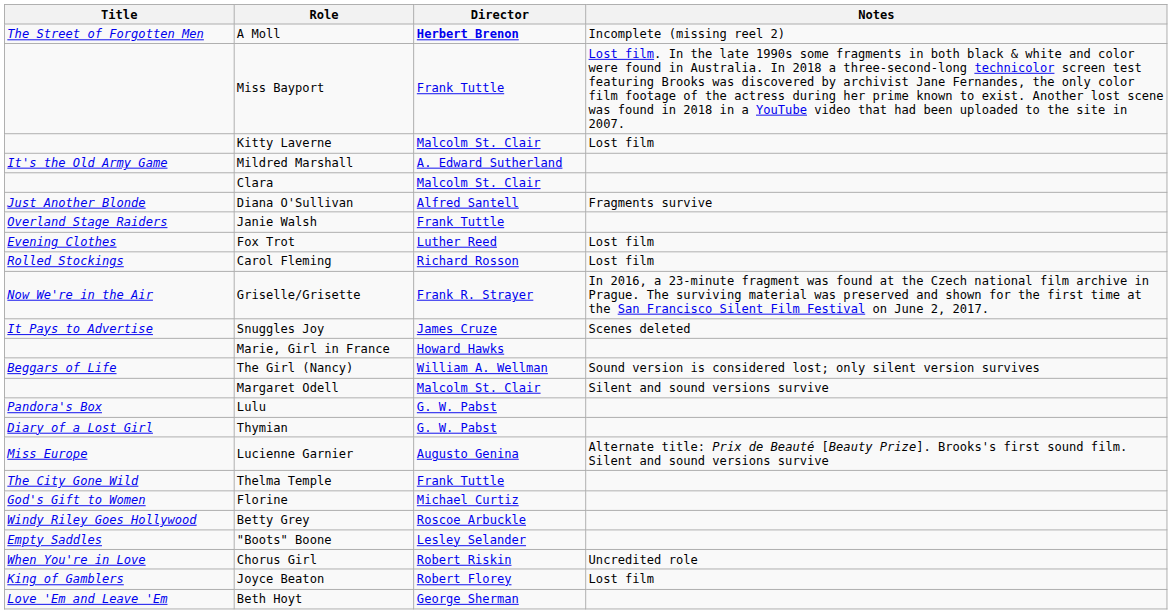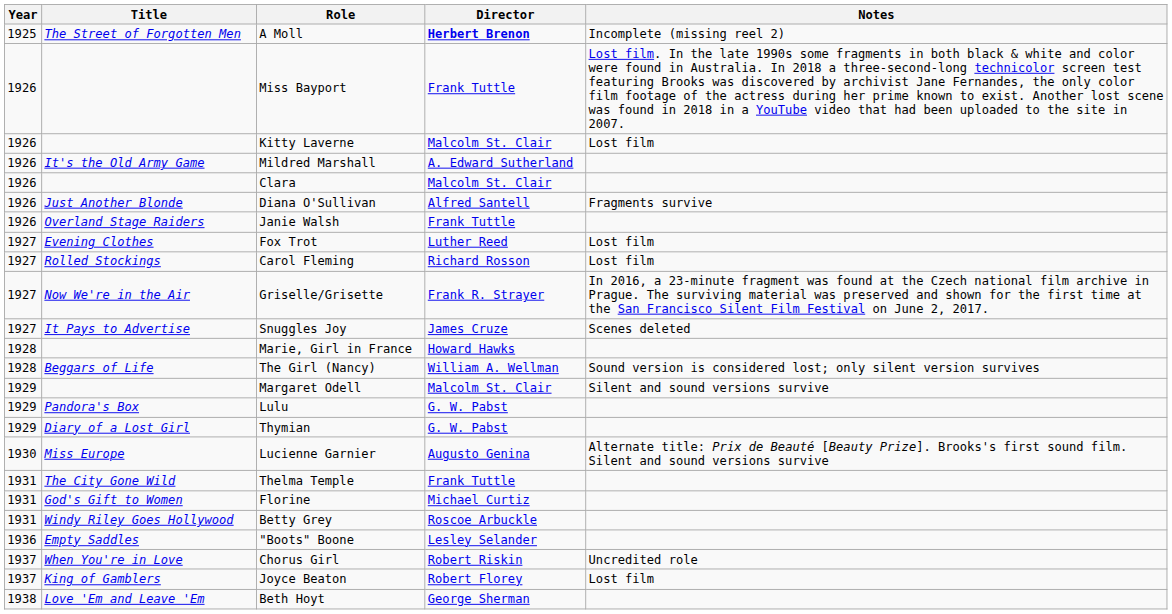+ column: (23, 14)
